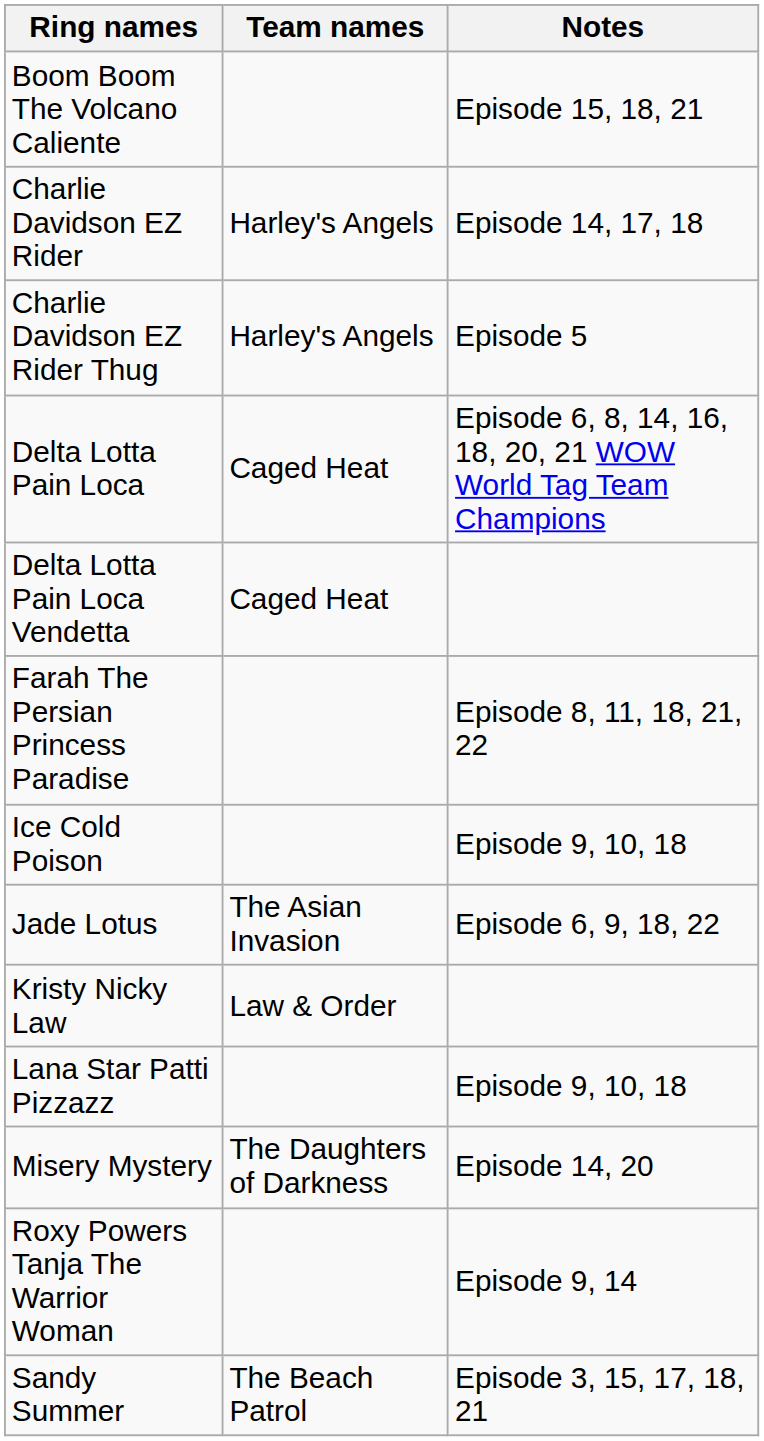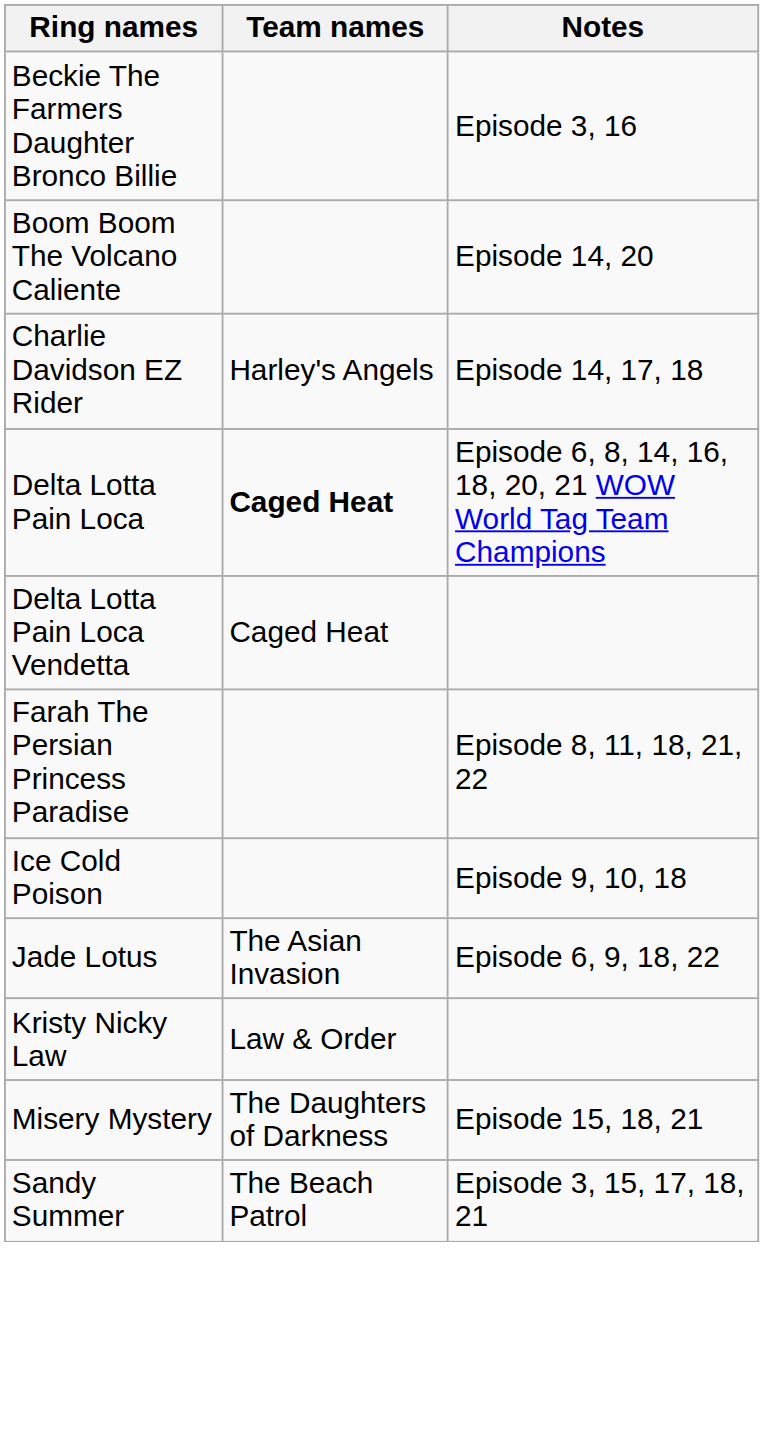+ row: (95, 125)
(579, 108) Episode 15, 18, 21 -> (554, 256) Episode 14, 20
- row: (97, 337)
(309, 467) normal -> (311, 501) bold
- row: (110, 1085)
(554, 1166) Episode 14, 20 -> (579, 1119) Episode 15, 18, 21
- row: (99, 1280)
